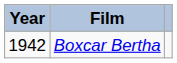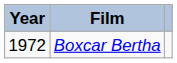(27, 45) 1942 -> (27, 45) 1972
